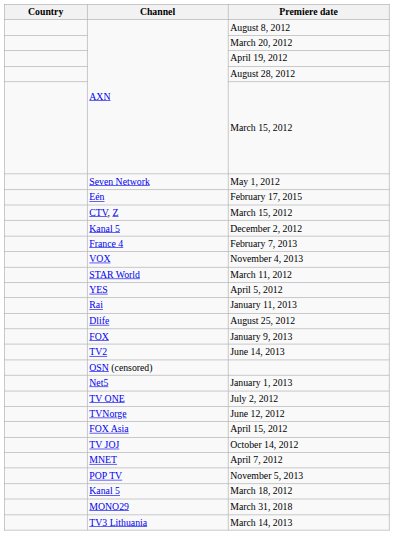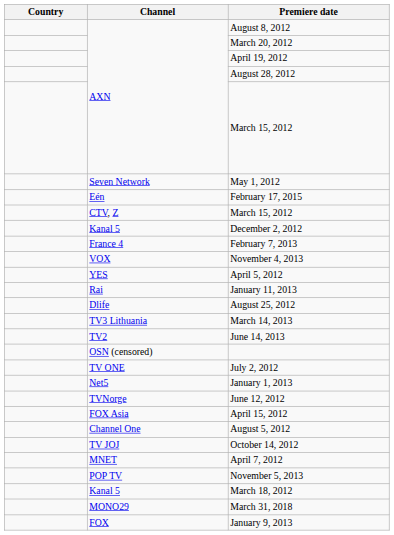- row: (115, 274)
rows swapped: (118, 522) <-> (99, 336)
rows swapped: (99, 383) <-> (107, 398)
+ row: (115, 429)
